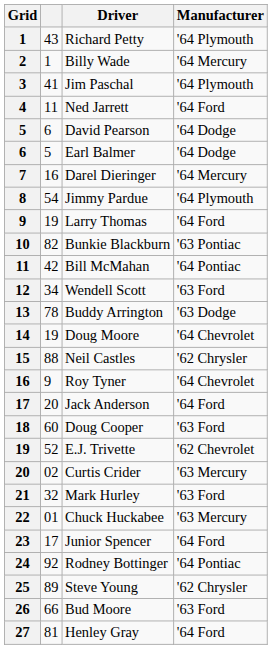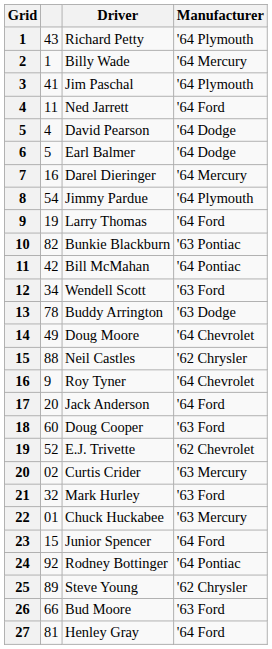(48, 130) 6 -> (48, 130) 4
(51, 335) 19 -> (51, 335) 49
(51, 541) 17 -> (51, 541) 15
